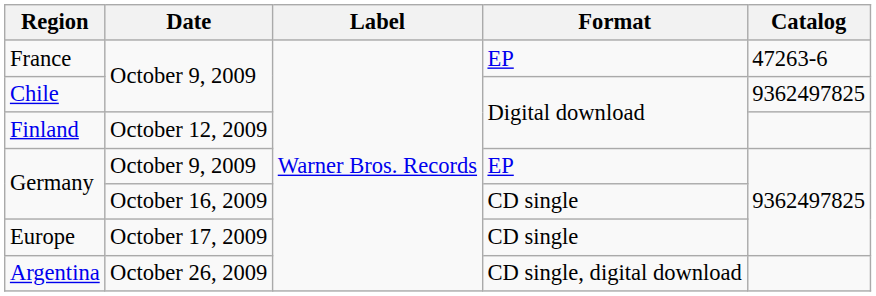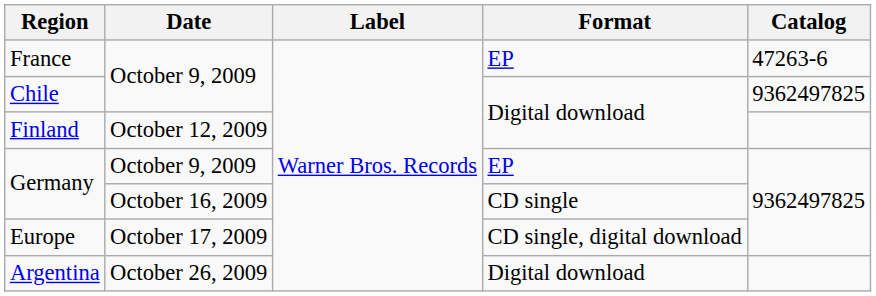(533, 237) CD single -> (615, 237) CD single, digital download
(615, 272) CD single, digital download -> (566, 272) Digital download
